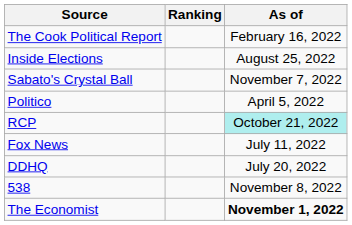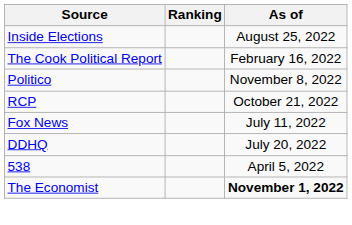rows swapped: (85, 36) <-> (55, 58)
- row: (70, 79)
(286, 101) April 5, 2022 -> (286, 79) November 8, 2022
(286, 123) paleturquoise background -> (286, 101) no background
(286, 187) November 8, 2022 -> (286, 166) April 5, 2022
